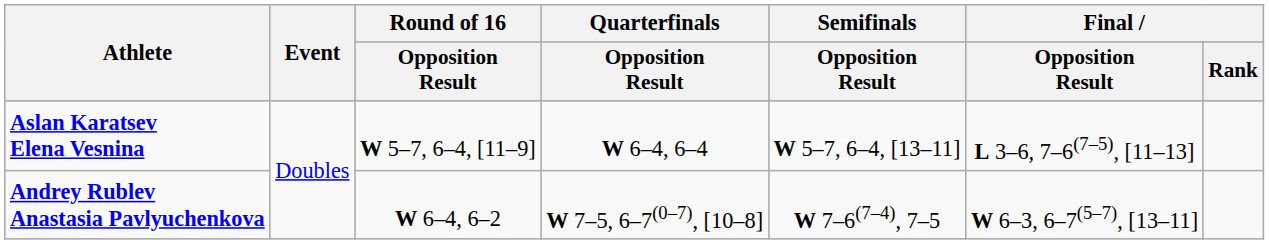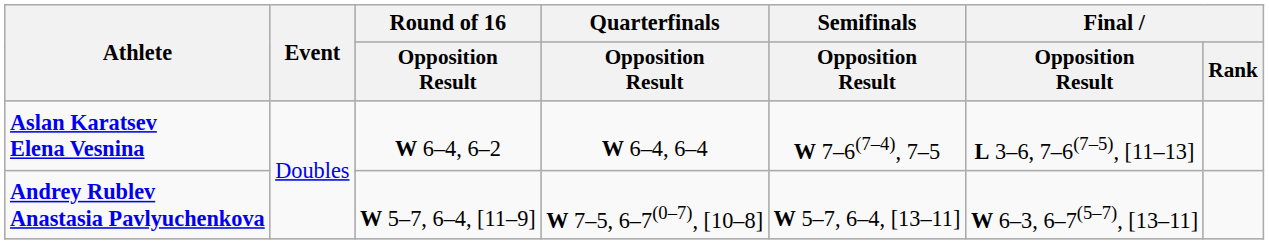(448, 149) W 5–7, 6–4, [11–9] -> (448, 149) W 6–4, 6–2
(867, 149) W 5–7, 6–4, [13–11] -> (867, 149) W 7–6(7–4), 7–5
(448, 218) W 6–4, 6–2 -> (448, 218) W 5–7, 6–4, [11–9]
(867, 218) W 7–6(7–4), 7–5 -> (867, 218) W 5–7, 6–4, [13–11]
